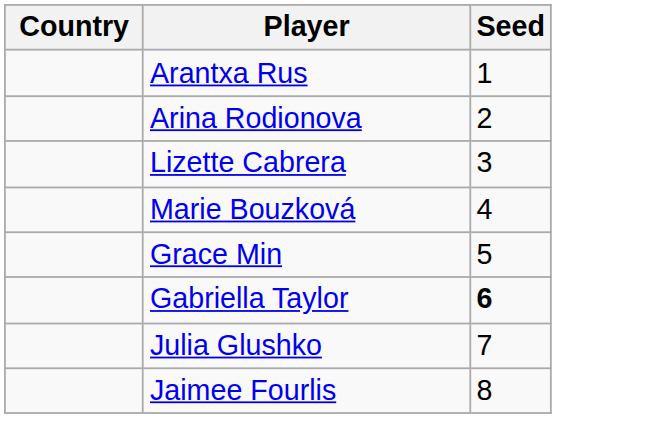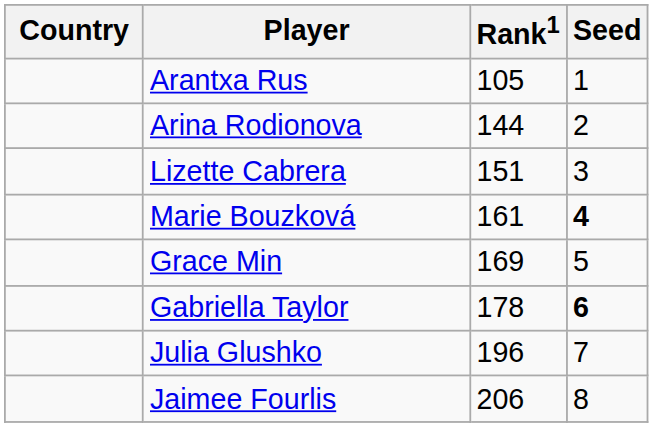+ column: (518, 31)
(484, 208) normal -> (581, 216) bold
